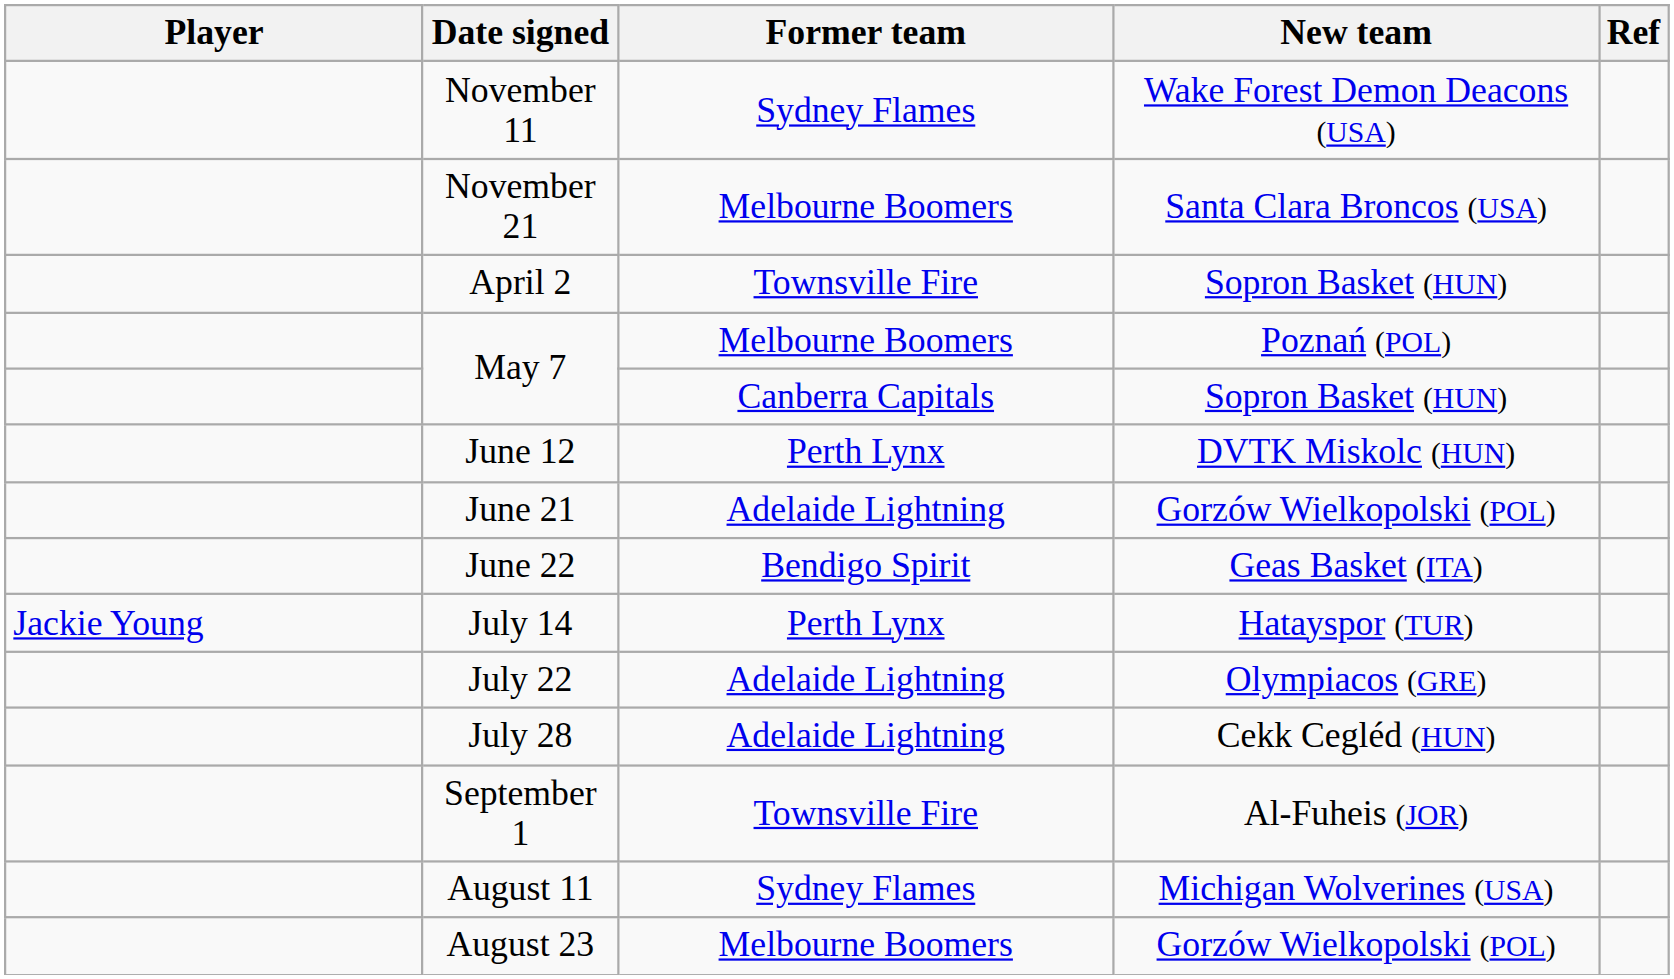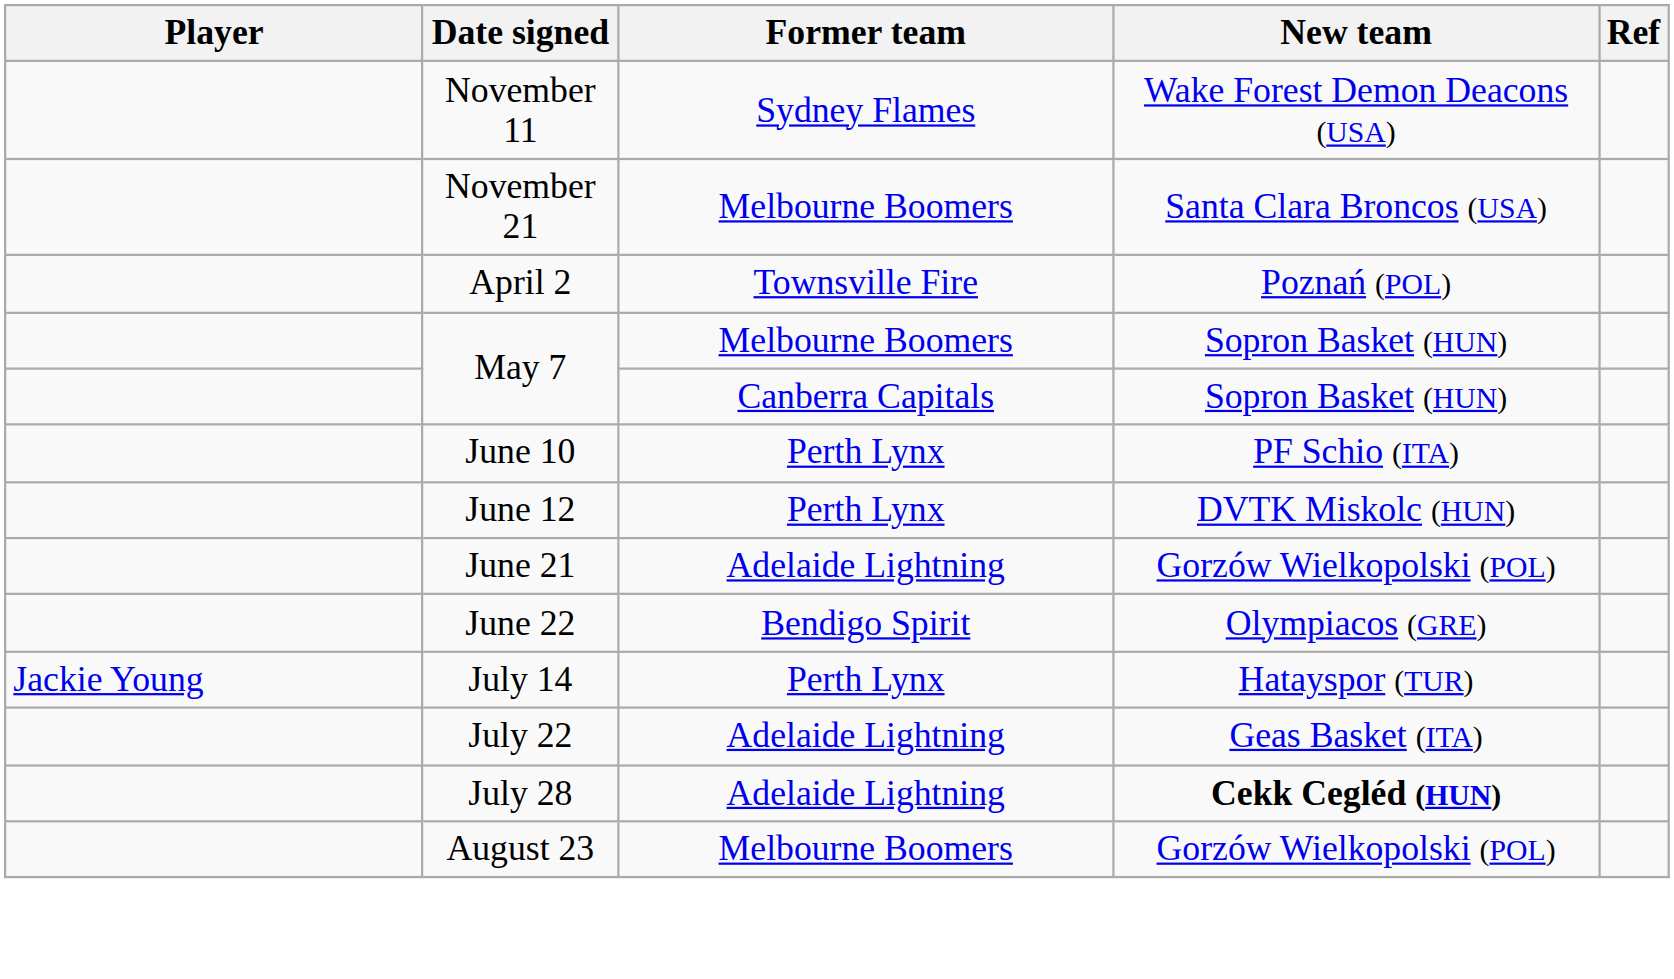(1356, 282) Sopron Basket (HUN) -> (1356, 282) Poznań (POL)
(1356, 339) Poznań (POL) -> (1356, 339) Sopron Basket (HUN)
+ row: (520, 452)
(1356, 565) Geas Basket (ITA) -> (1356, 622) Olympiacos (GRE)
(1356, 678) Olympiacos (GRE) -> (1356, 735) Geas Basket (ITA)
(1356, 735) normal -> (1356, 792) bold
- row: (520, 812)
- row: (520, 888)
